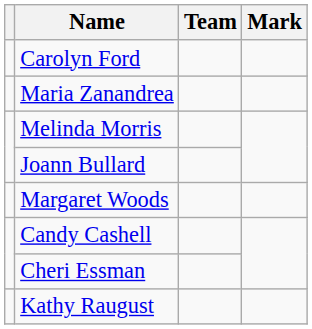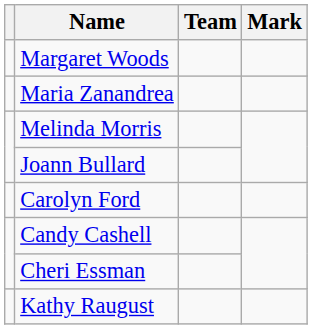rows swapped: (80, 57) <-> (94, 199)
